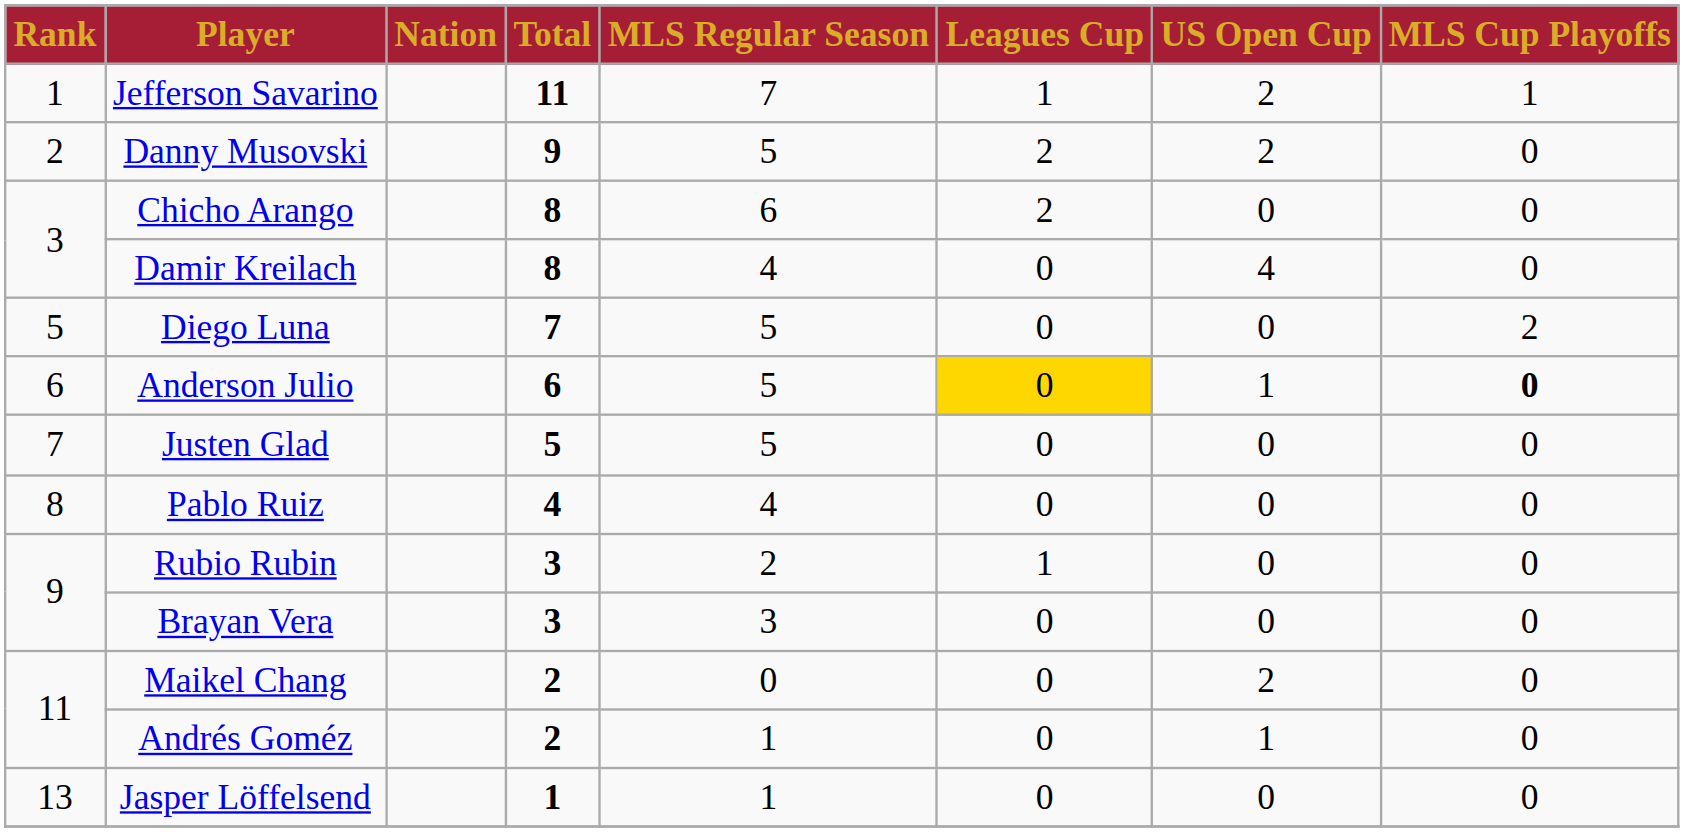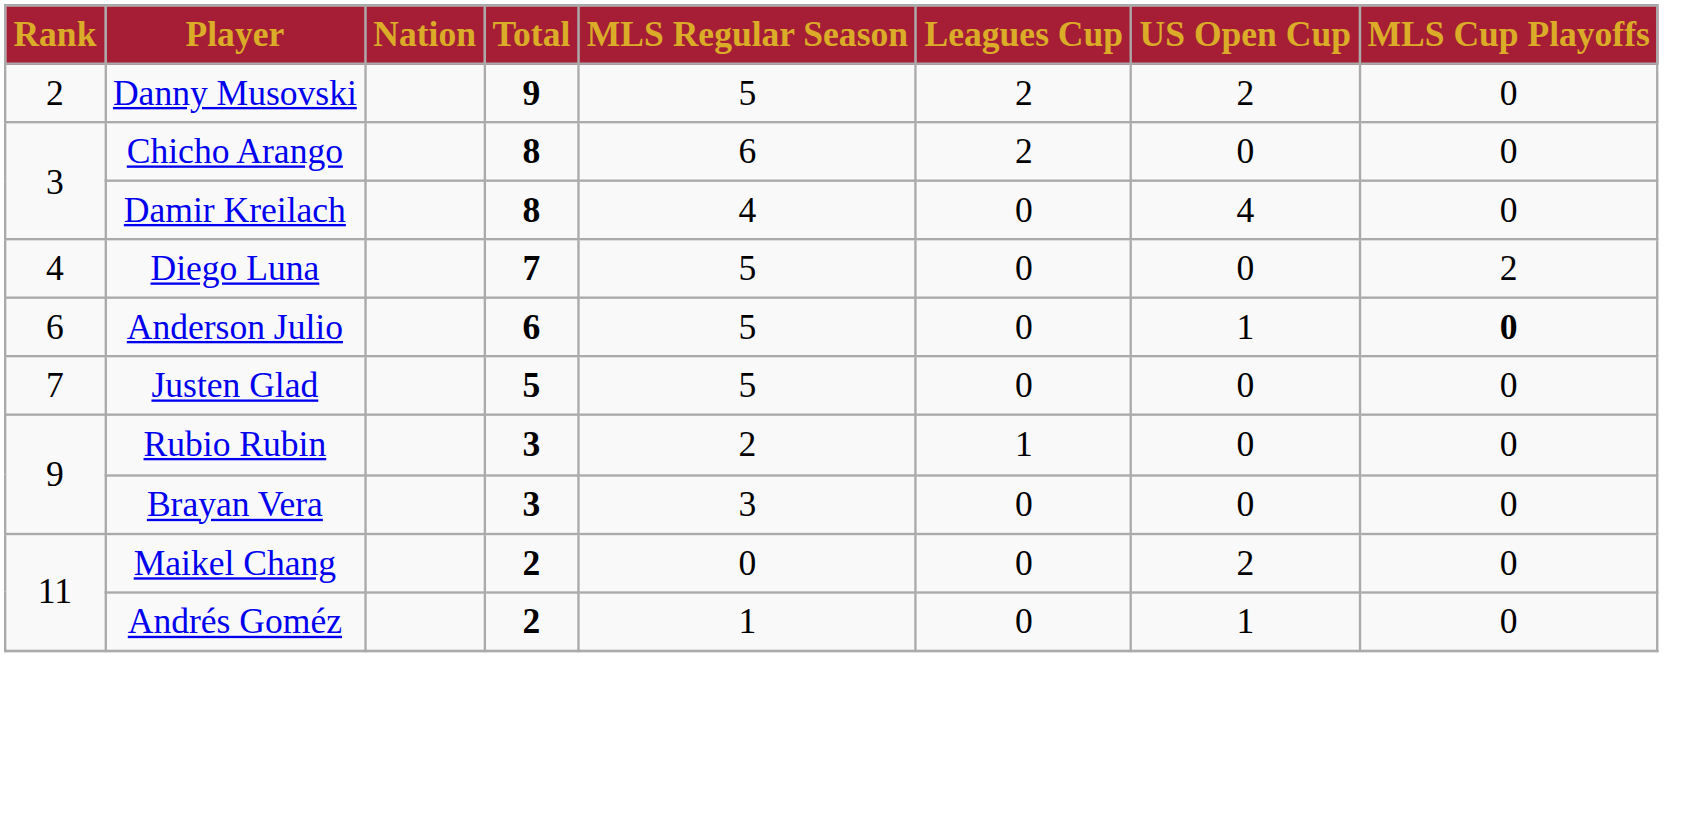- row: (245, 92)
(55, 327) 5 -> (55, 268) 4
(1045, 385) gold background -> (1024, 327) no background
- row: (245, 503)
- row: (245, 796)
